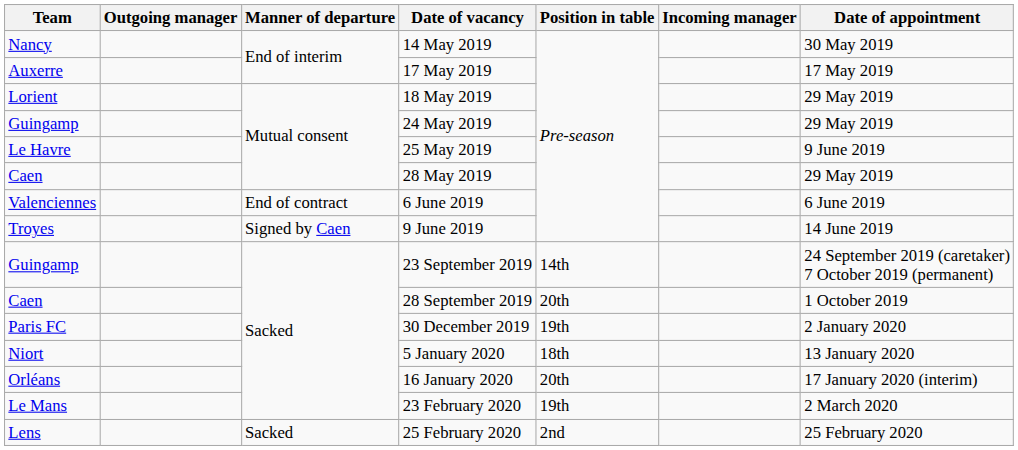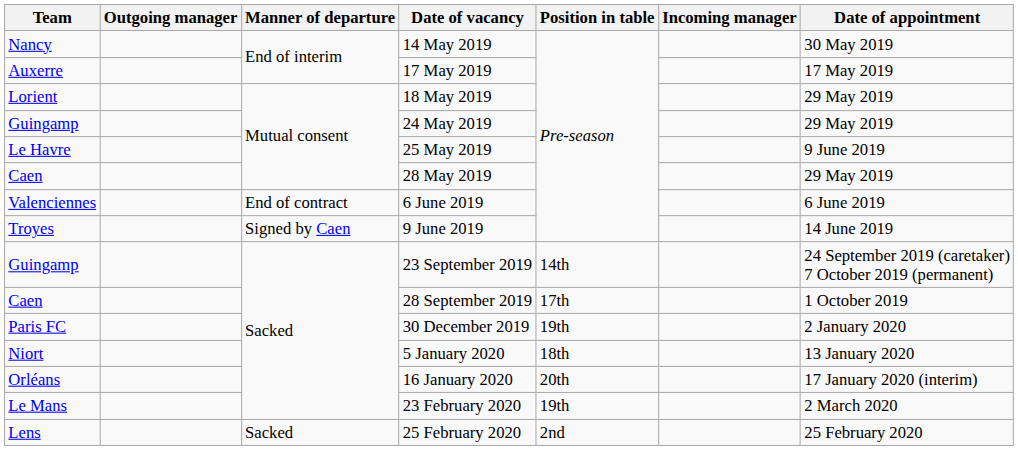(555, 300) 20th -> (555, 300) 17th
